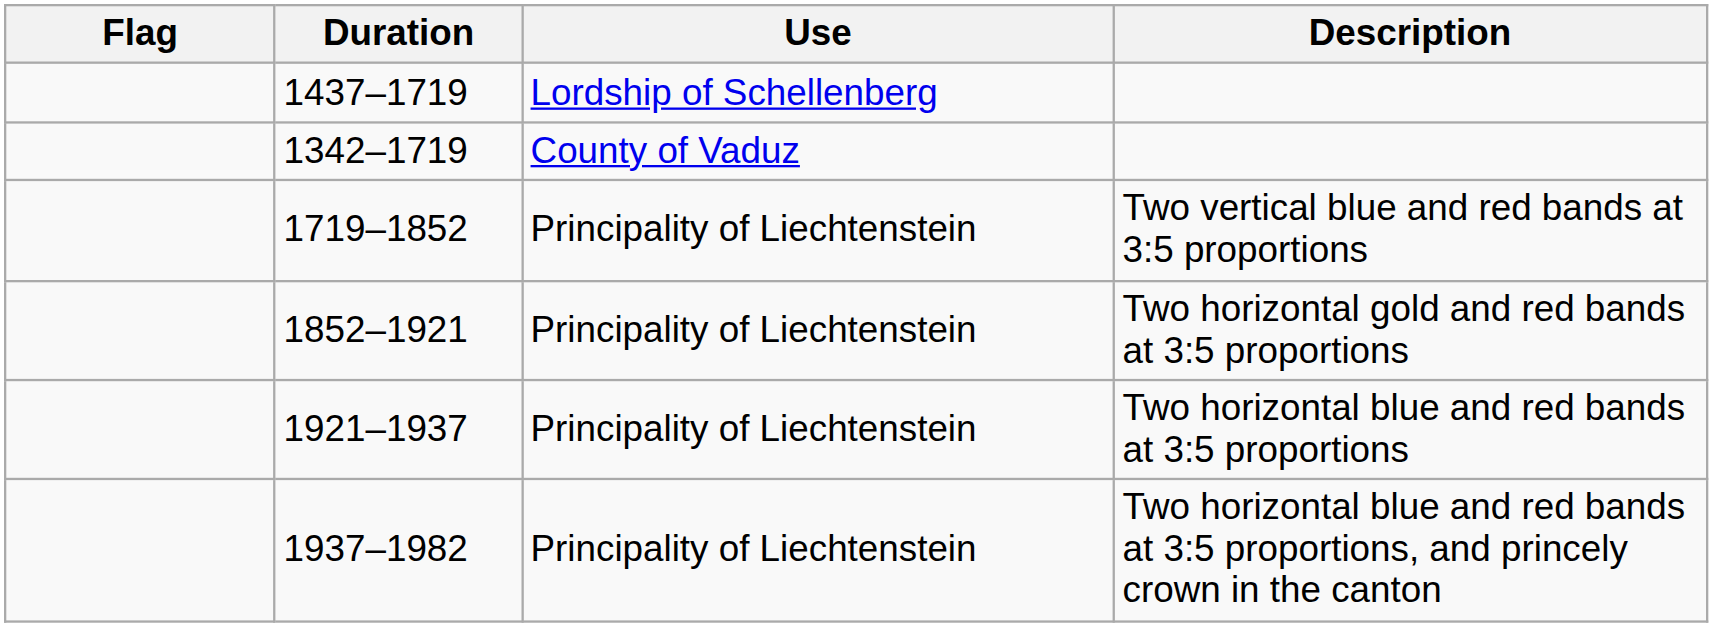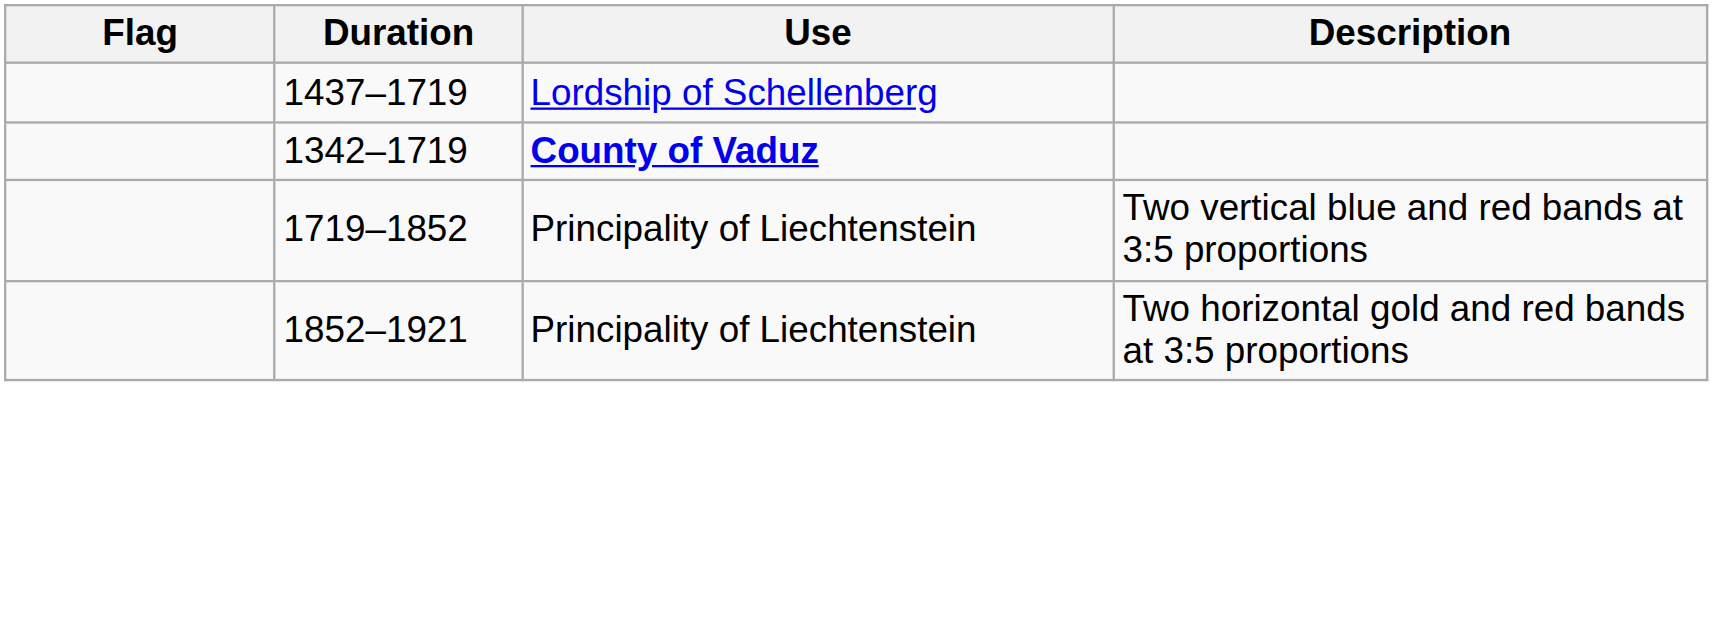(665, 150) normal -> (675, 150) bold
- row: (376, 428)
- row: (376, 549)
